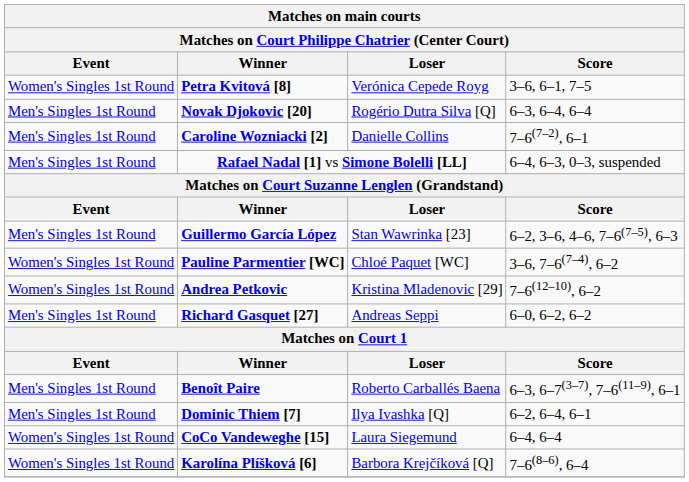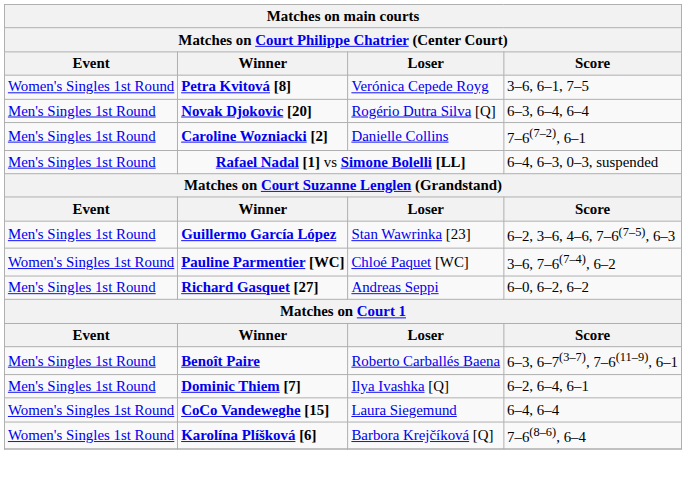- row: (234, 289)
